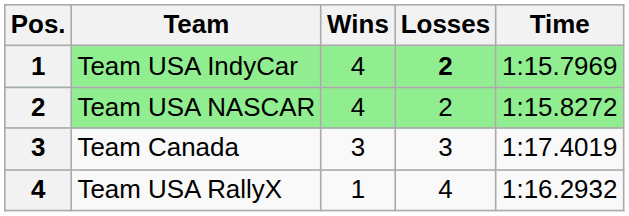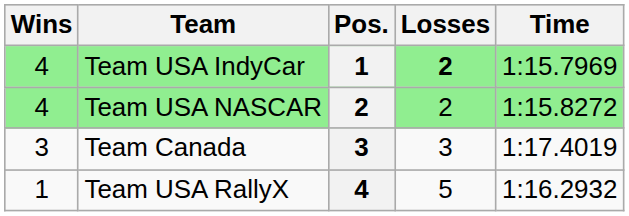columns swapped: (38, 25) <-> (358, 25)
(445, 189) 4 -> (445, 189) 5
